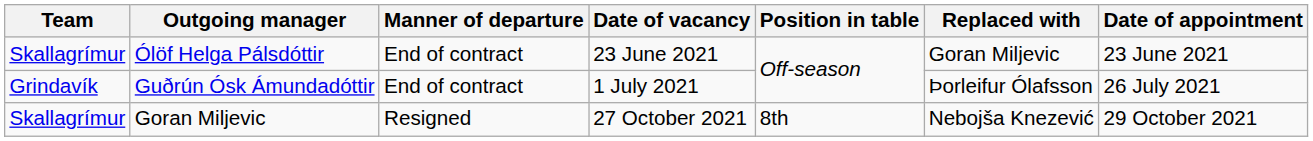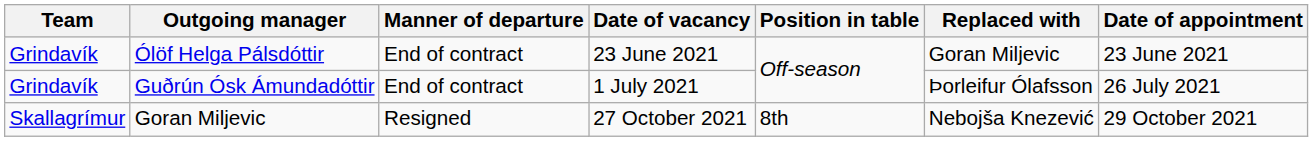(67, 53) Skallagrímur -> (54, 53) Grindavík
